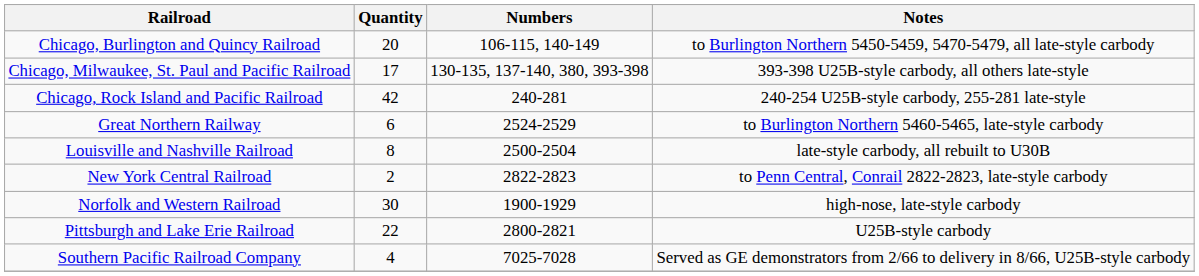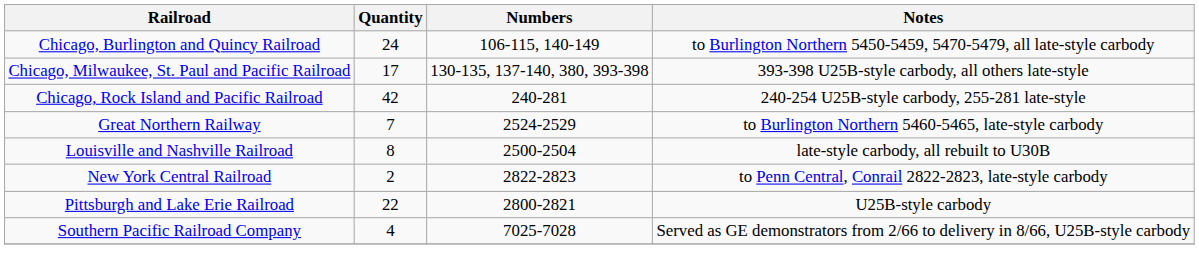(390, 44) 20 -> (390, 44) 24
(390, 124) 6 -> (390, 124) 7
- row: (179, 204)
